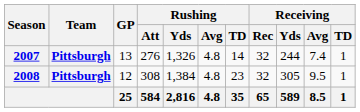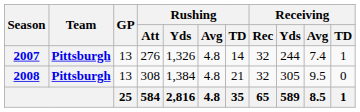(126, 76) 12 -> (126, 76) 13
(237, 76) 23 -> (237, 76) 21
(343, 76) 1 -> (343, 76) 0
